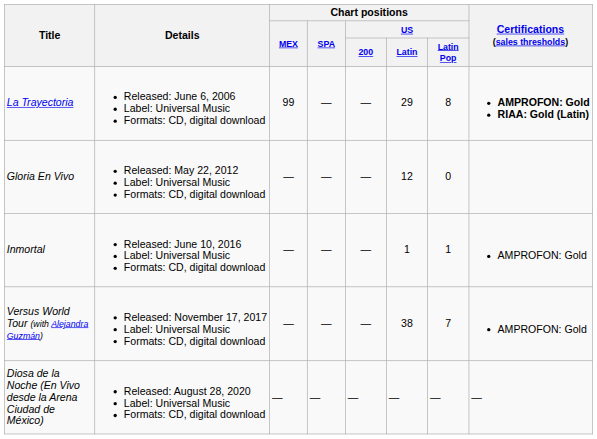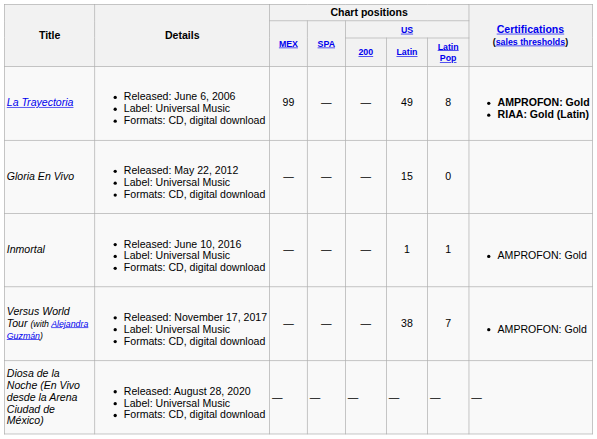(407, 103) 29 -> (407, 103) 49
(407, 176) 12 -> (407, 176) 15
